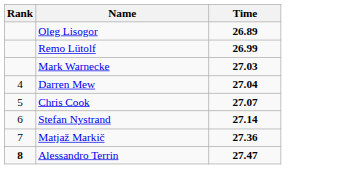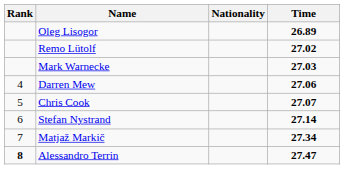+ column: (238, 13)
(245, 48) 26.99 -> (304, 48) 27.02
(245, 84) 27.04 -> (304, 84) 27.06
(245, 137) 27.36 -> (304, 137) 27.34
